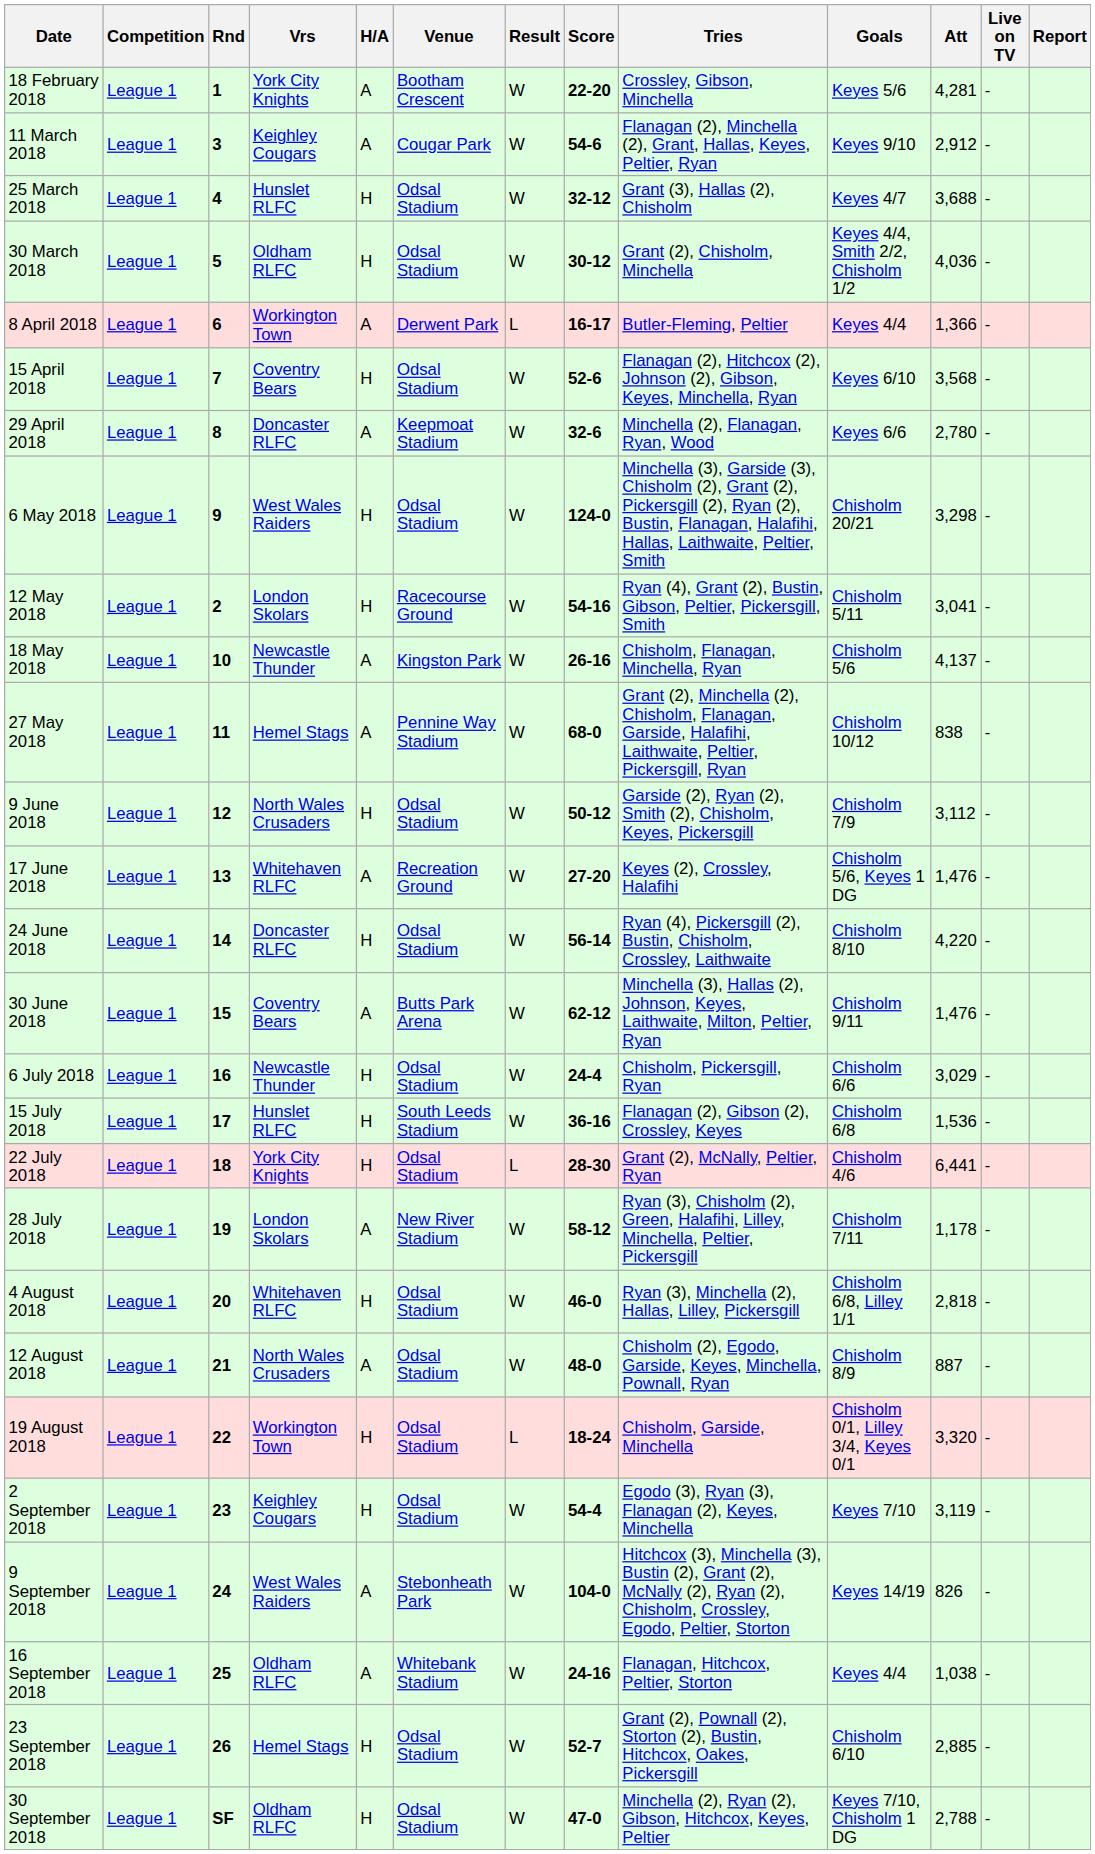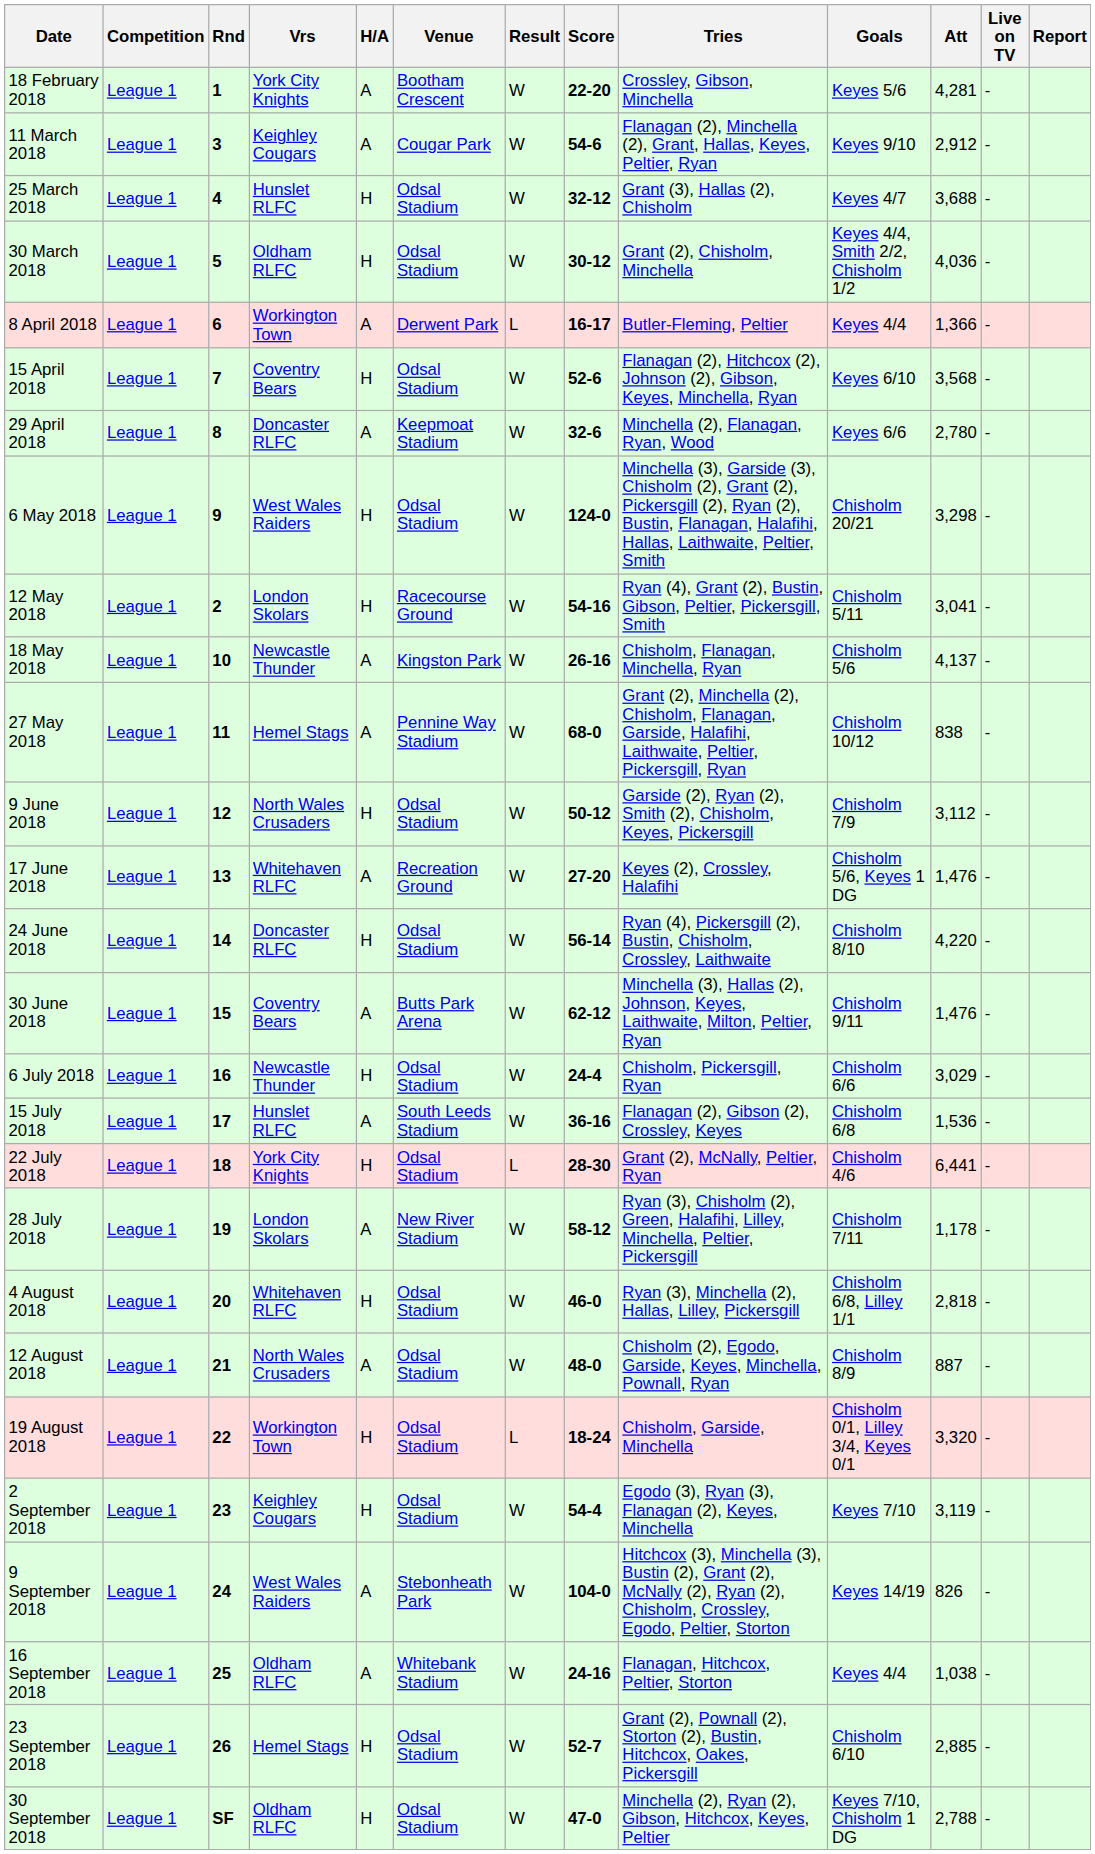(366, 1121) H -> (366, 1121) A
